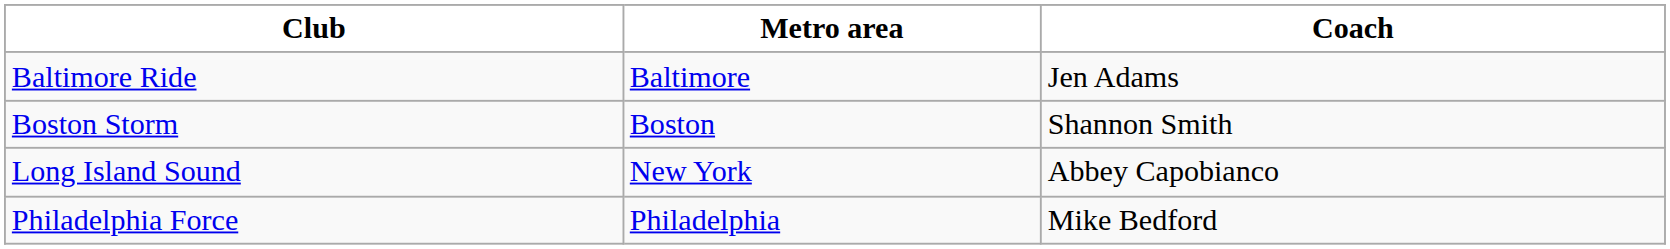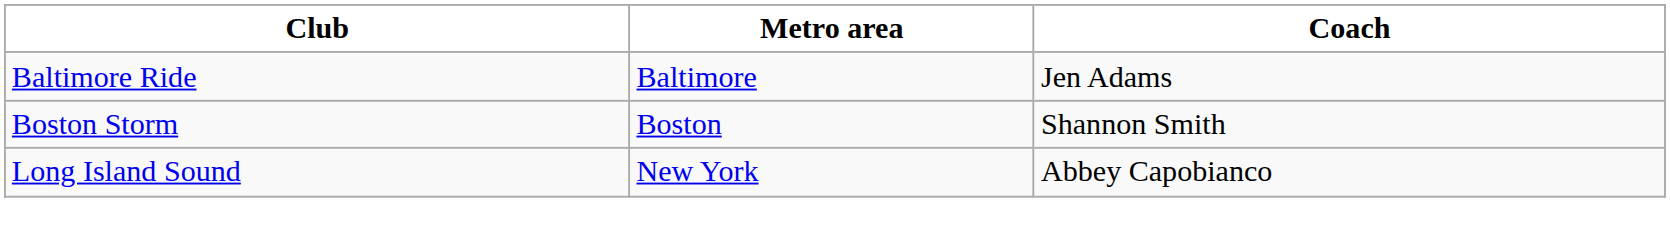- row: (125, 219)
